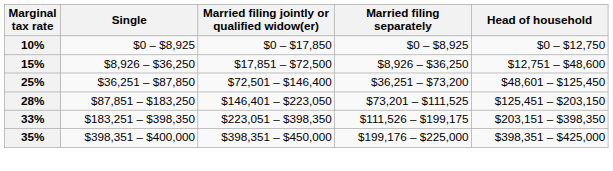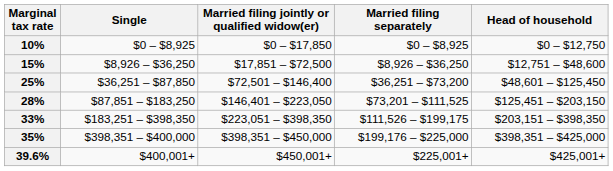+ row: (33, 156)
